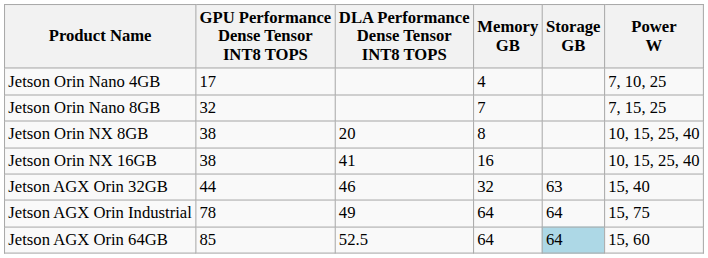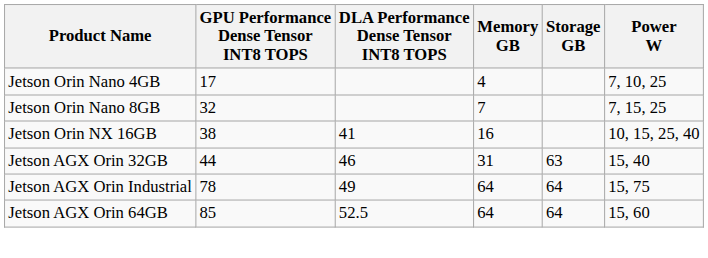- row: (78, 134)
(486, 187) 32 -> (486, 160) 31
(554, 239) lightblue background -> (554, 213) no background
